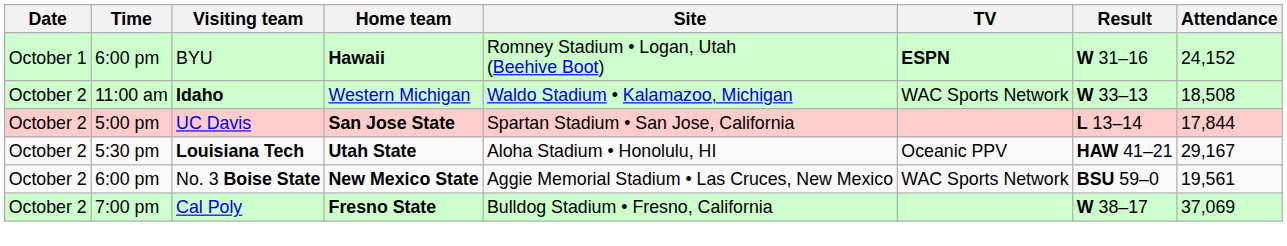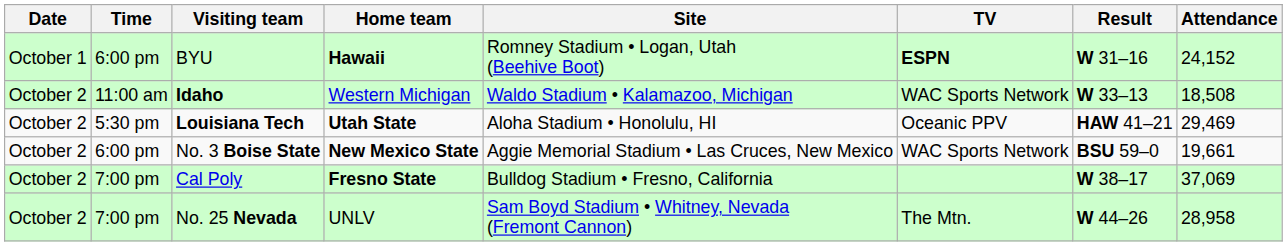- row: (214, 123)
(1208, 151) 29,167 -> (1208, 123) 29,469
(1208, 180) 19,561 -> (1208, 151) 19,661
+ row: (236, 218)
